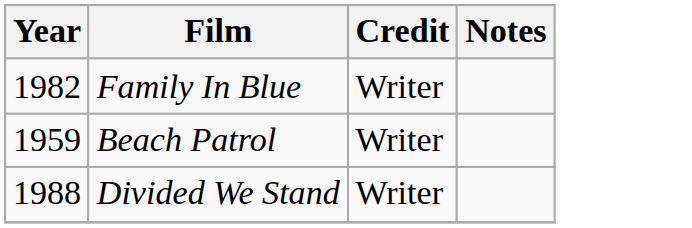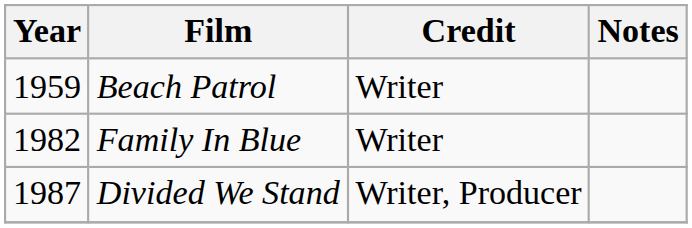rows swapped: (187, 139) <-> (199, 85)
(47, 193) 1988 -> (47, 193) 1987
(399, 193) Writer -> (469, 193) Writer, Producer
